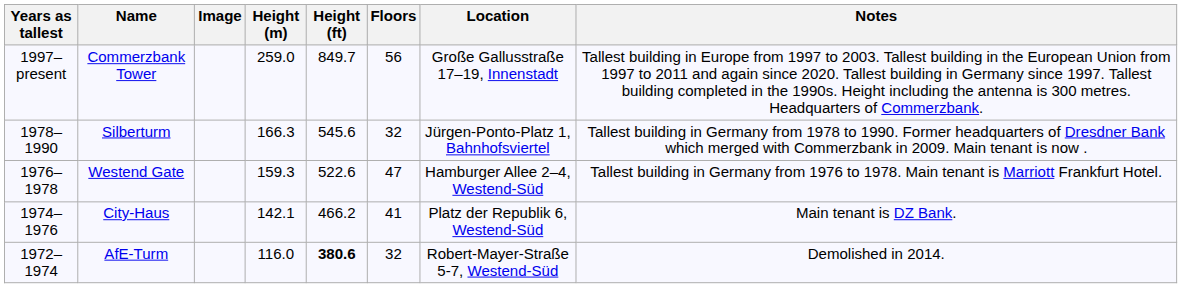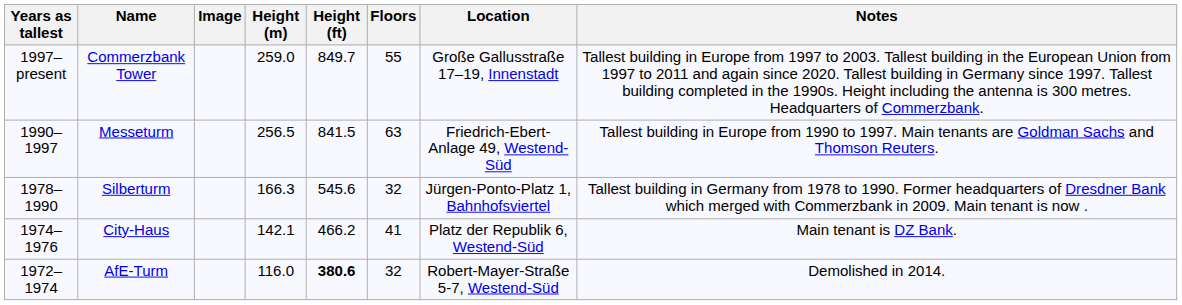(393, 57) 56 -> (393, 57) 55
+ row: (136, 131)
- row: (136, 172)
